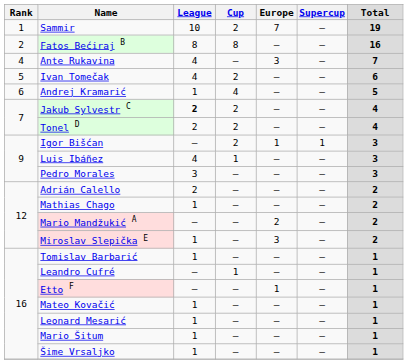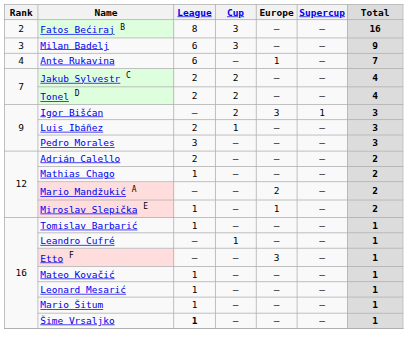- row: (57, 28)
(236, 44) 8 -> (236, 29) 3
+ row: (75, 45)
(195, 61) 4 -> (195, 61) 6
(277, 61) 3 -> (277, 61) 1
- row: (75, 76)
- row: (83, 92)
(195, 109) bold -> (195, 78) normal
(277, 143) 1 -> (277, 112) 3
(195, 159) 4 -> (195, 128) 2
(277, 240) 3 -> (277, 209) 1
(277, 288) 1 -> (277, 257) 3
(195, 351) normal -> (195, 321) bold
